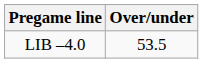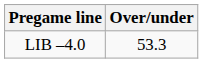(152, 44) 53.5 -> (152, 44) 53.3
